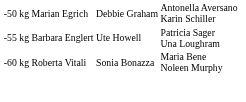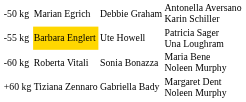(63, 38) no background -> (65, 38) gold background
+ row: (18, 87)
